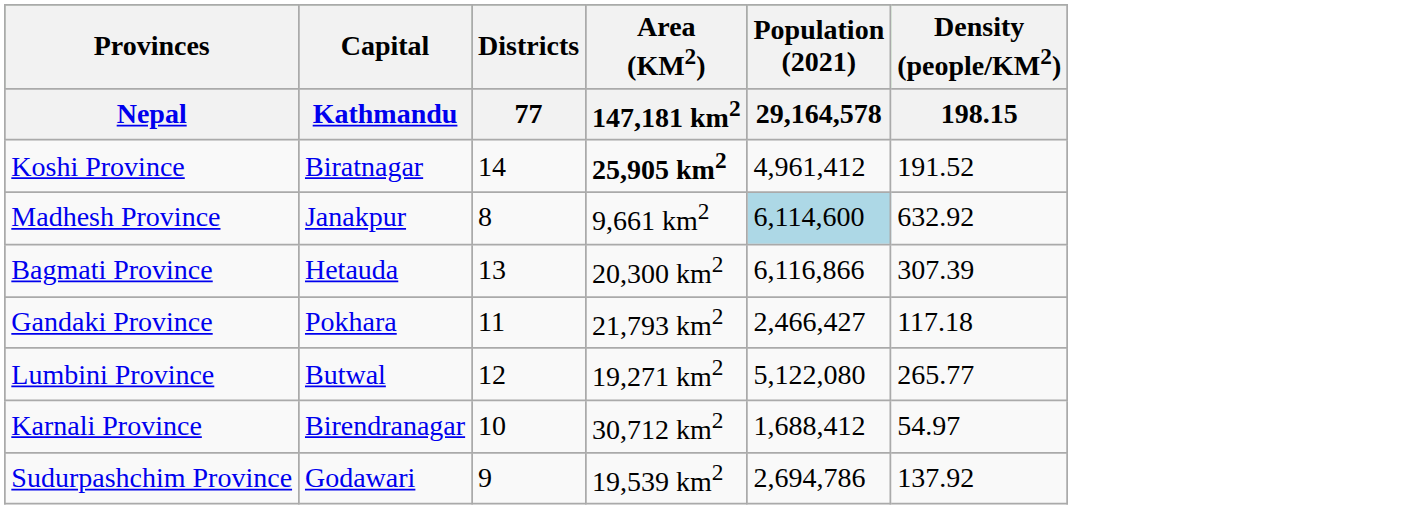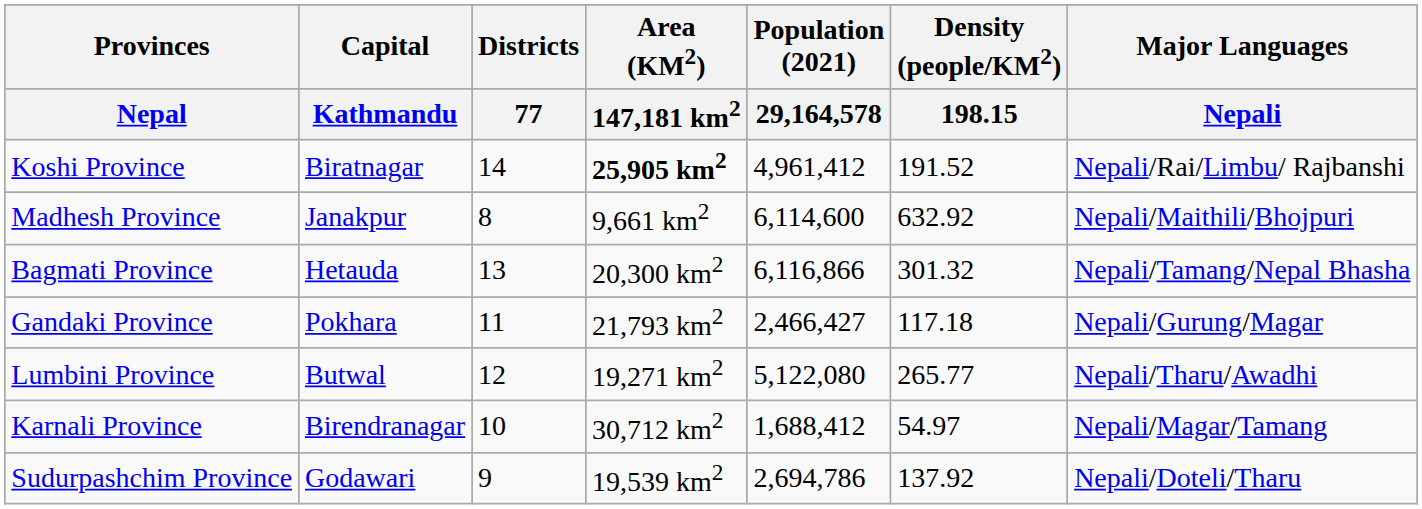+ column: (1242, 113)
(809, 217) lightblue background -> (809, 217) no background
(936, 269) 307.39 -> (936, 269) 301.32
